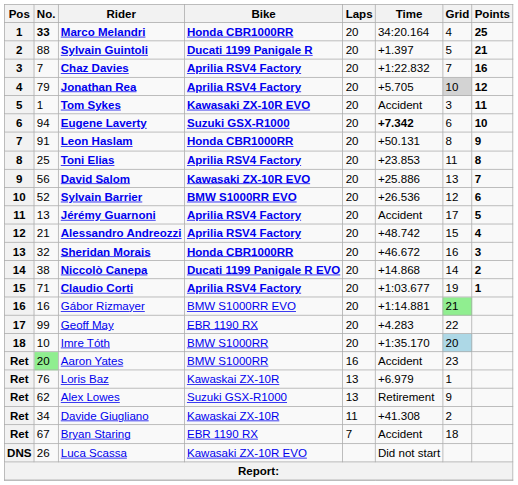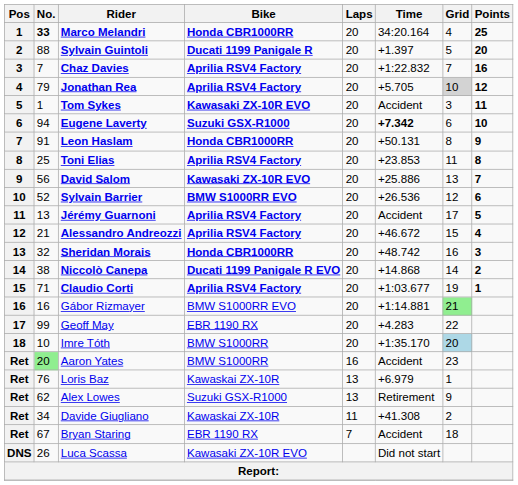(481, 50) 21 -> (481, 50) 20
(399, 233) +48.742 -> (399, 233) +46.672
(399, 251) +46.672 -> (399, 251) +48.742
